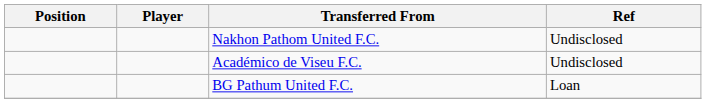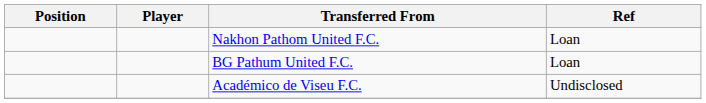(586, 39) Undisclosed -> (565, 39) Loan
rows swapped: (287, 62) <-> (283, 86)
